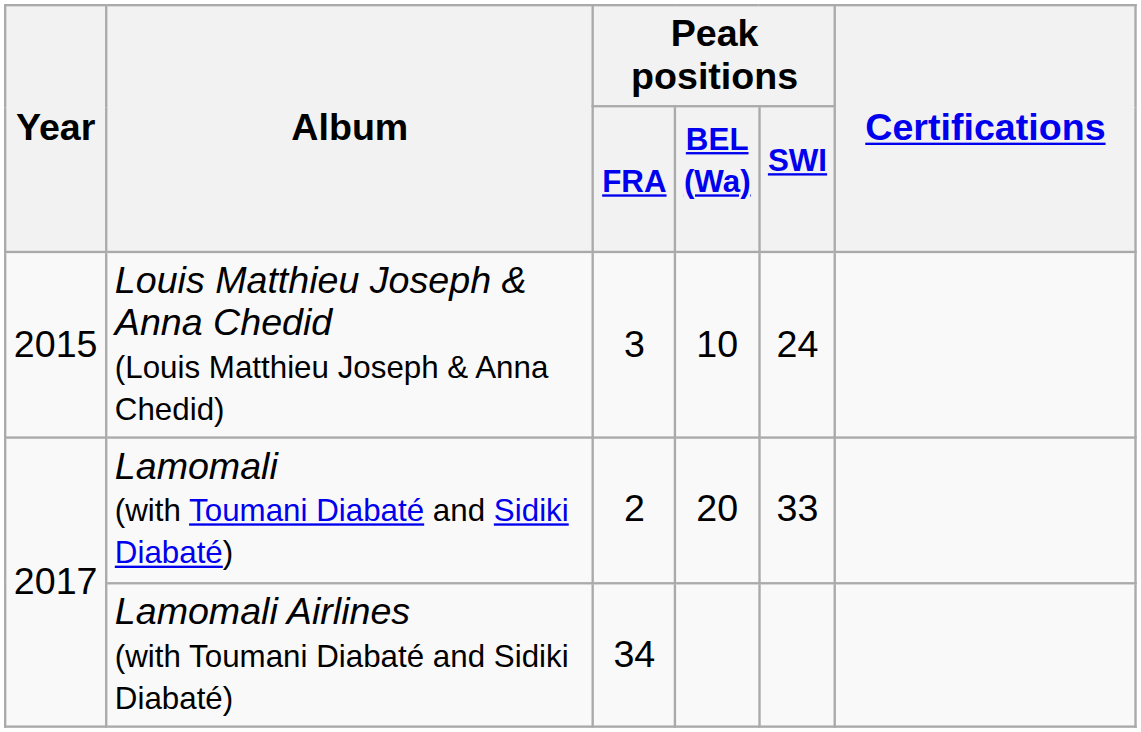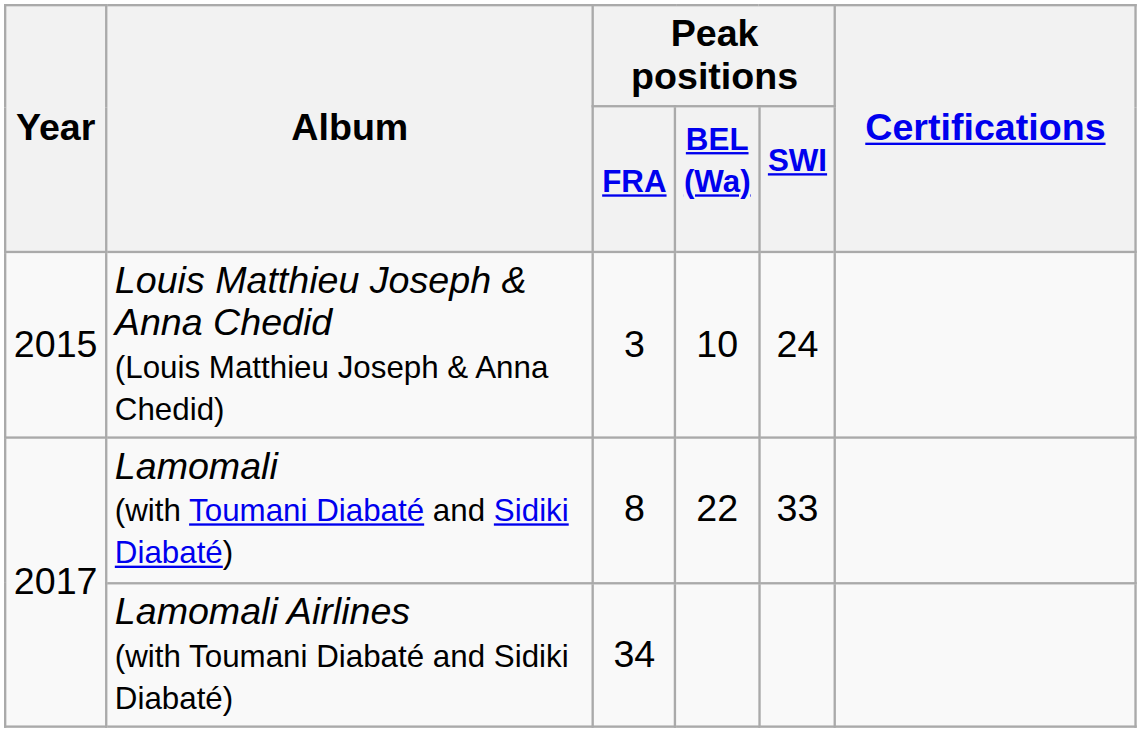(634, 509) 2 -> (634, 509) 8
(717, 509) 20 -> (717, 509) 22
